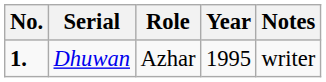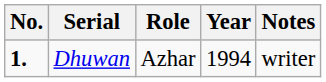(228, 58) 1995 -> (228, 58) 1994
